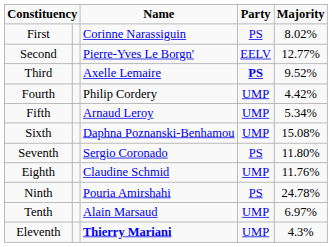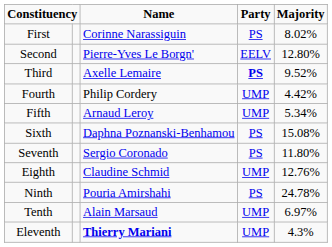(301, 53) 12.77% -> (301, 53) 12.80%
(256, 133) UMP -> (256, 133) PS
(301, 172) 11.76% -> (301, 172) 12.76%
